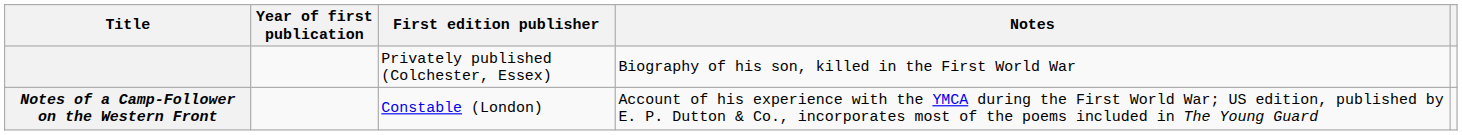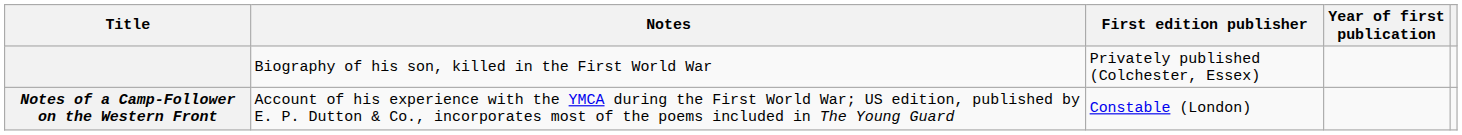columns swapped: (314, 25) <-> (1032, 25)
